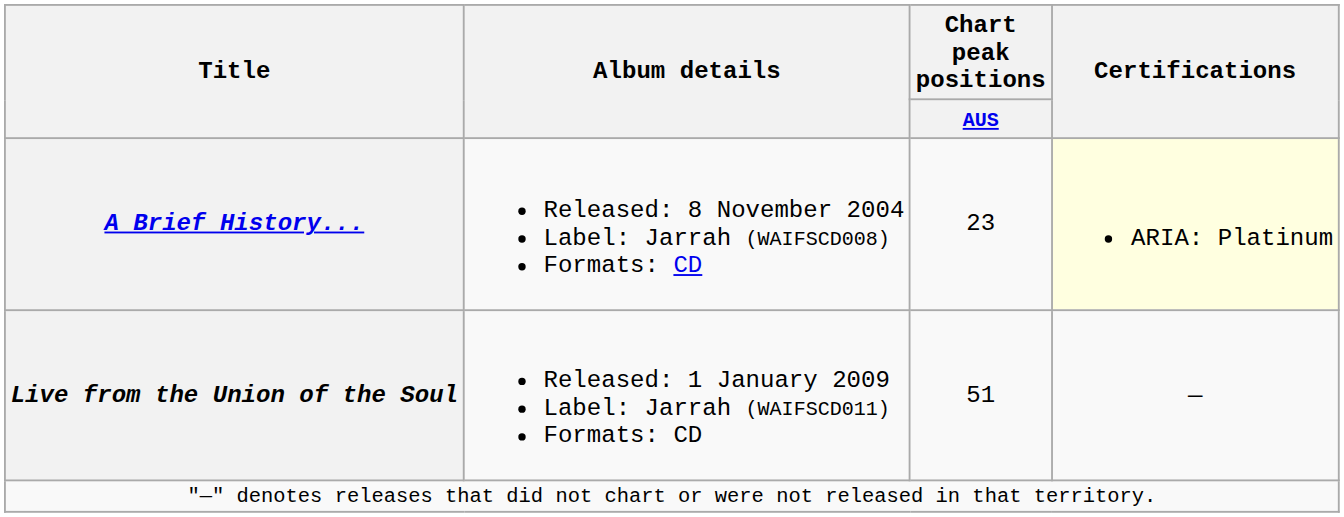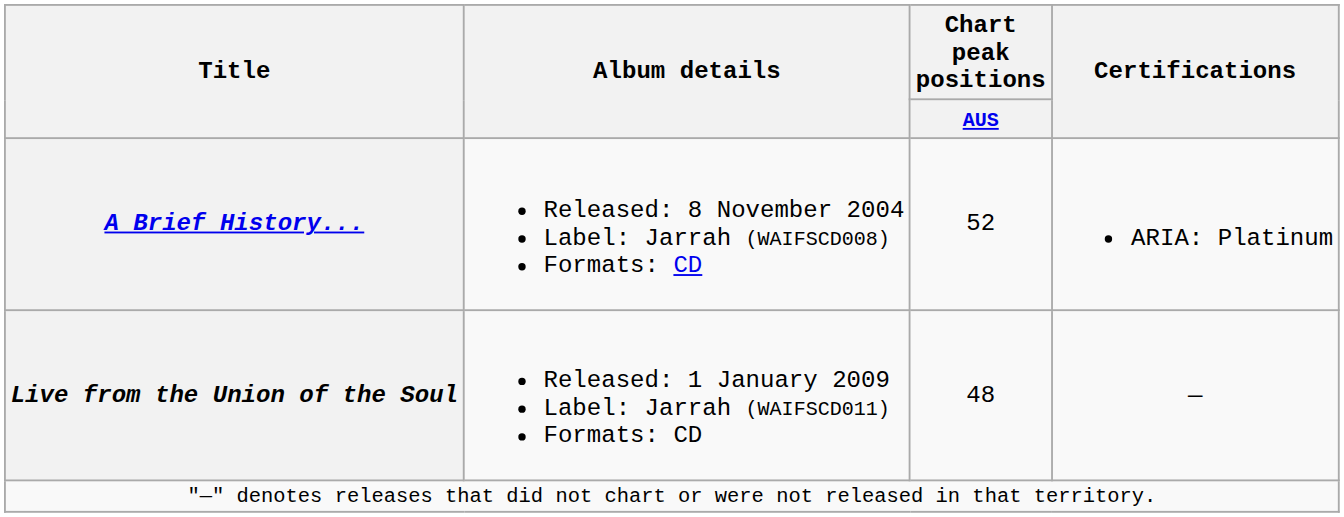(981, 224) 23 -> (981, 224) 52
(1195, 238) lightyellow background -> (1195, 238) no background
(981, 395) 51 -> (981, 395) 48
